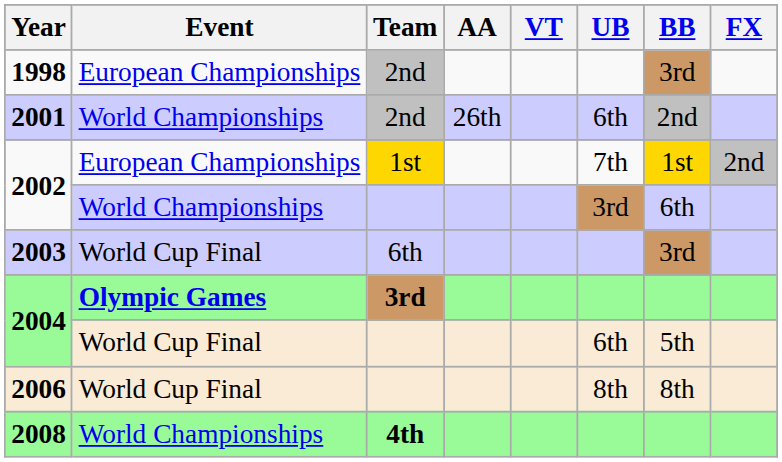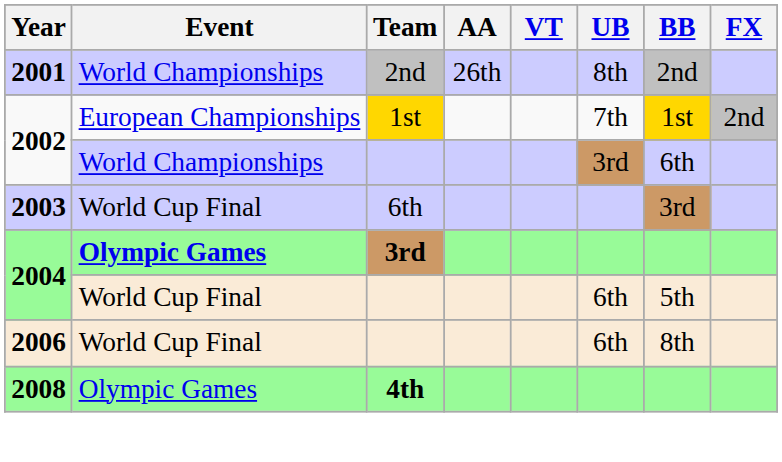- row: (39, 72)
(611, 117) 6th -> (611, 72) 8th
(611, 388) 8th -> (611, 343) 6th
(201, 433) World Championships -> (168, 388) Olympic Games
